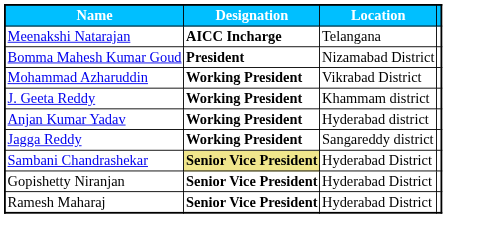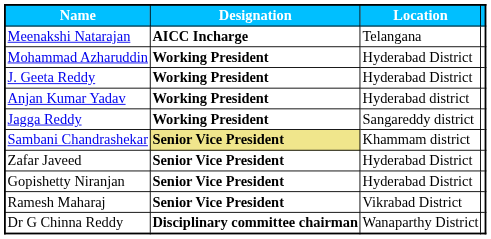- row: (95, 57)
(372, 77) Vikrabad District -> (418, 57) Hyderabad District
(376, 98) Khammam district -> (418, 77) Hyderabad District
(377, 160) Hyderabad District -> (416, 139) Khammam district
+ row: (45, 160)
(377, 202) Hyderabad District -> (412, 202) Vikrabad District
+ row: (65, 222)
